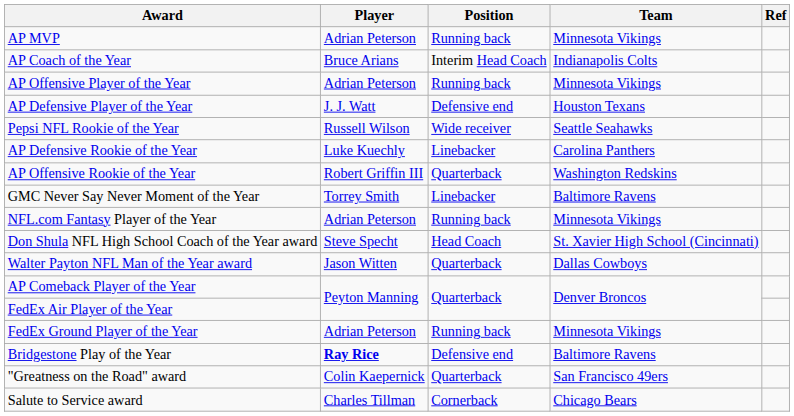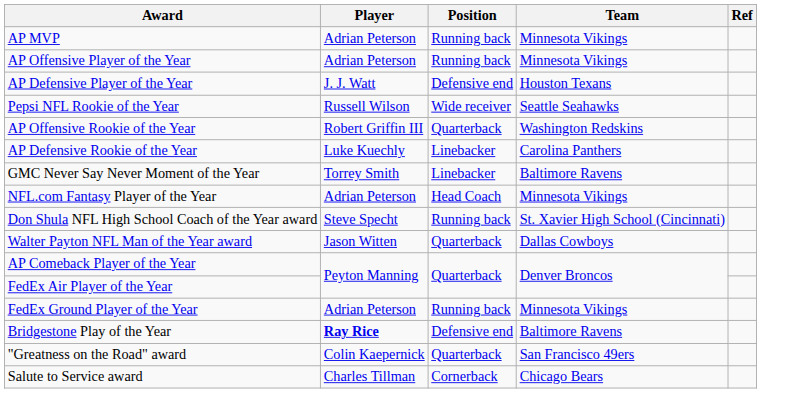- row: (69, 60)
rows swapped: (101, 173) <-> (102, 151)
(471, 219) Running back -> (466, 196) Head Coach
(466, 241) Head Coach -> (471, 219) Running back
